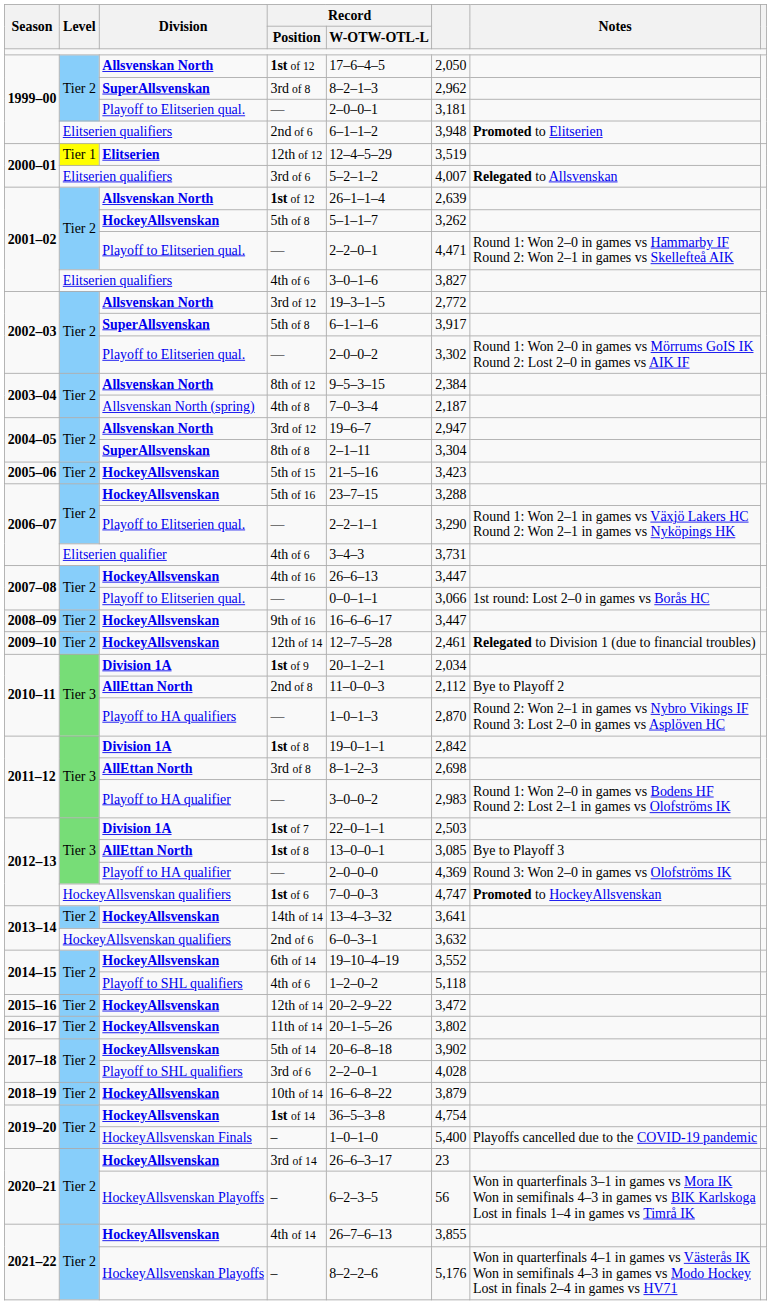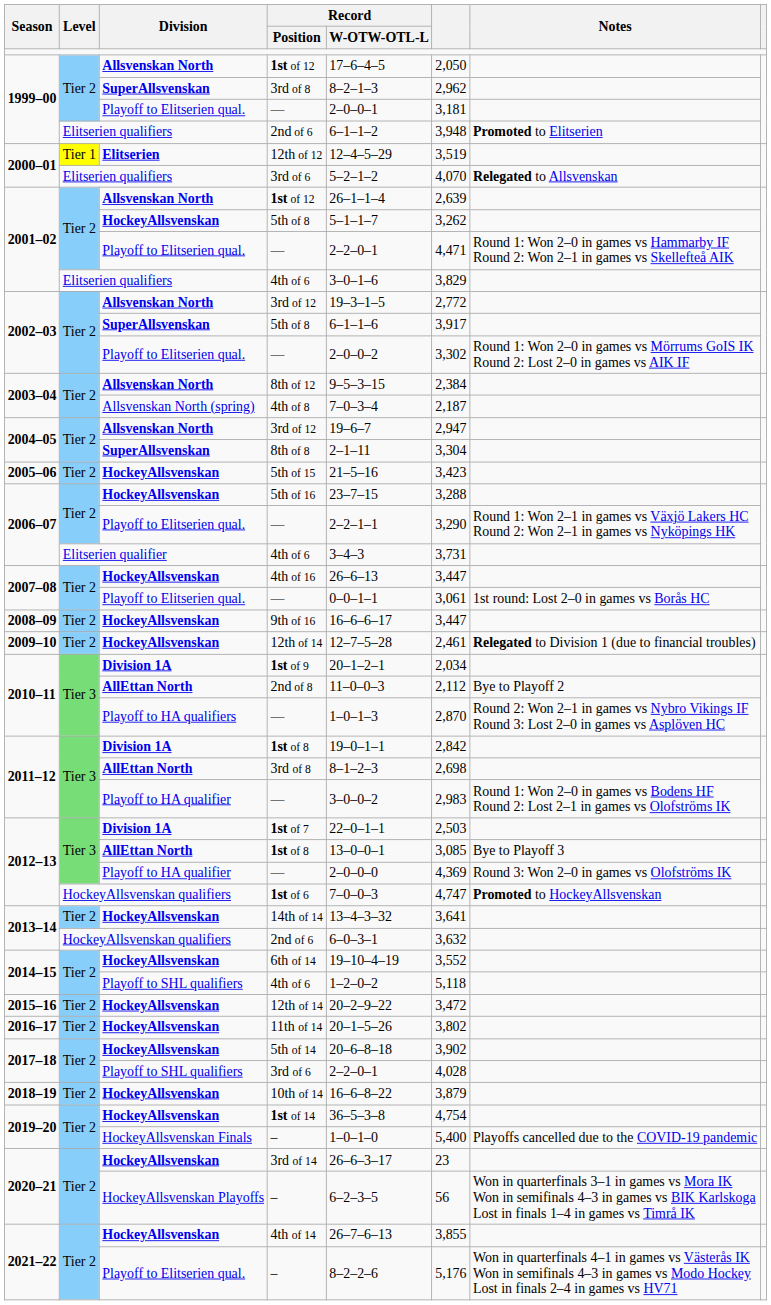(451, 176) 4,007 -> (451, 176) 4,070
(451, 280) 3,827 -> (451, 280) 3,829
(451, 598) 3,066 -> (451, 598) 3,061
(183, 1273) HockeyAllsvenskan Playoffs -> (174, 1273) Playoff to Elitserien qual.
